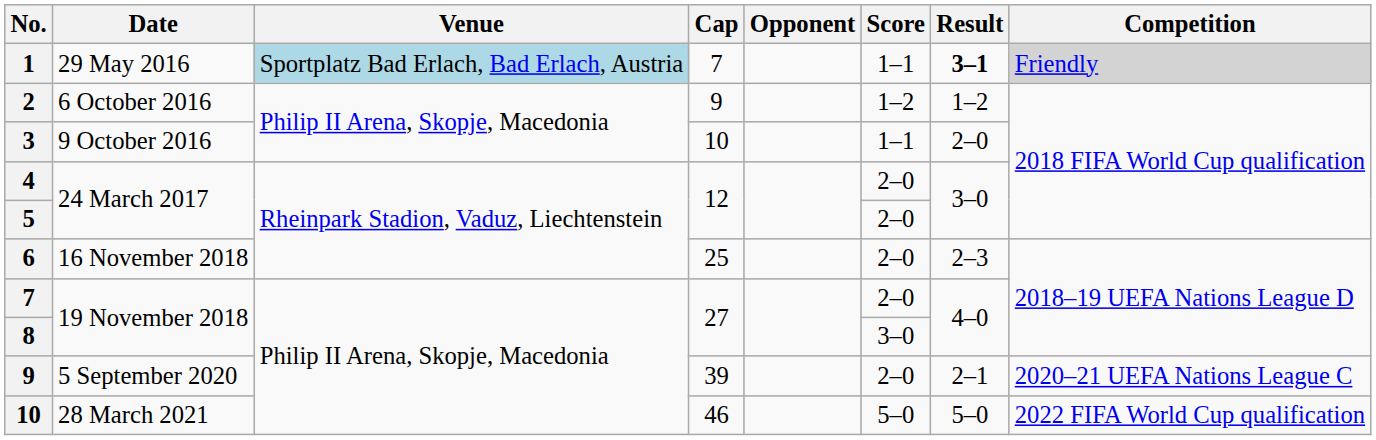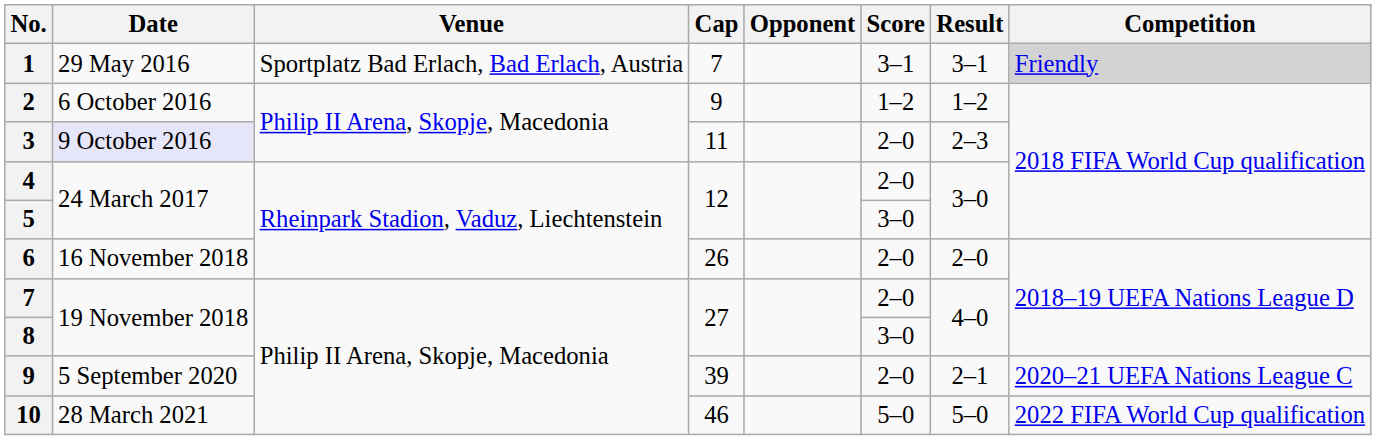(471, 63) lightblue background -> (471, 63) no background
(896, 63) 1–1 -> (896, 63) 3–1
(970, 63) bold -> (970, 63) normal
(135, 141) no background -> (135, 141) lavender background
(717, 141) 10 -> (717, 141) 11
(896, 141) 1–1 -> (896, 141) 2–0
(970, 141) 2–0 -> (970, 141) 2–3
(896, 219) 2–0 -> (896, 219) 3–0
(717, 258) 25 -> (717, 258) 26
(970, 258) 2–3 -> (970, 258) 2–0
